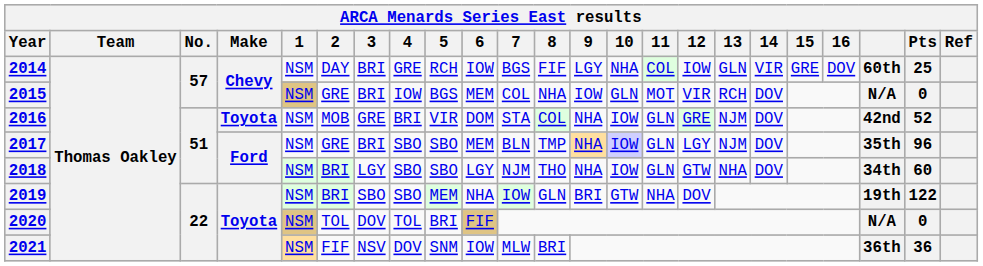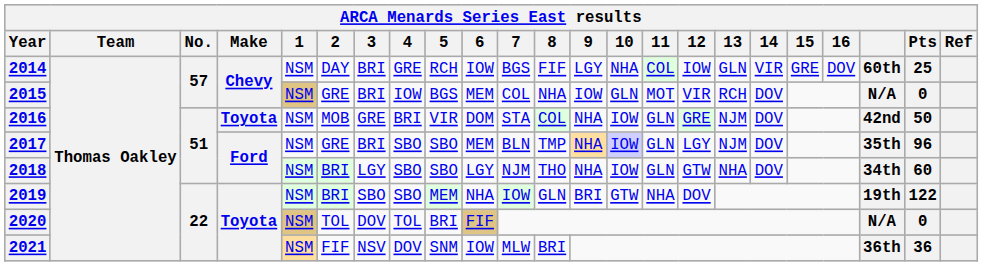(923, 120) 52 -> (923, 120) 50
